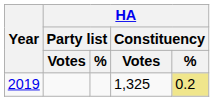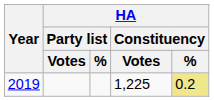(132, 84) 1,325 -> (132, 84) 1,225
